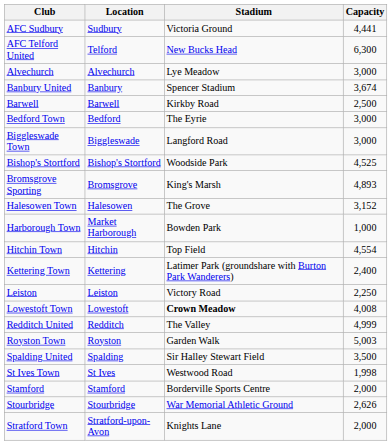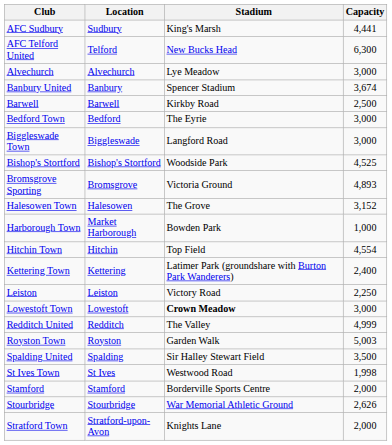(199, 28) Victoria Ground -> (194, 28) King's Marsh
(194, 184) King's Marsh -> (199, 184) Victoria Ground
(365, 308) 4,008 -> (365, 308) 3,000
